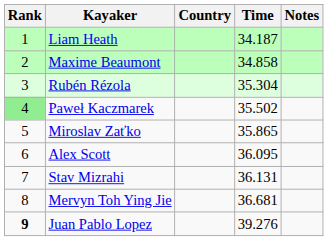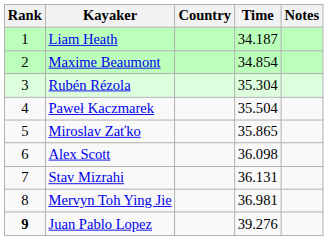(258, 62) 34.858 -> (258, 62) 34.854
(25, 108) lightgreen background -> (25, 108) no background
(258, 108) 35.502 -> (258, 108) 35.504
(258, 154) 36.095 -> (258, 154) 36.098
(258, 200) 36.681 -> (258, 200) 36.981
